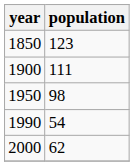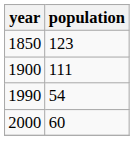- row: (25, 95)
(57, 148) 62 -> (57, 122) 60
